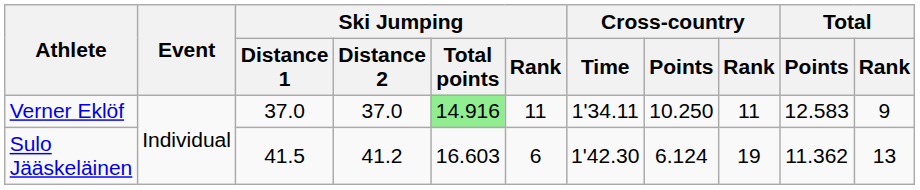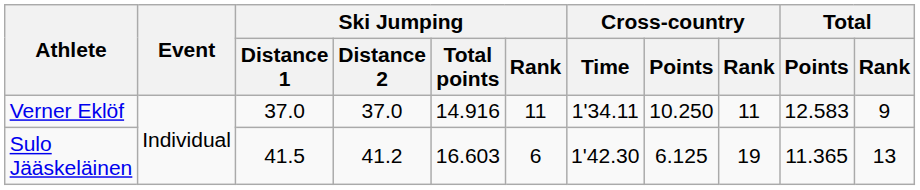(468, 112) lightgreen background -> (468, 112) no background
(681, 156) 6.124 -> (681, 156) 6.125
(817, 156) 11.362 -> (817, 156) 11.365
